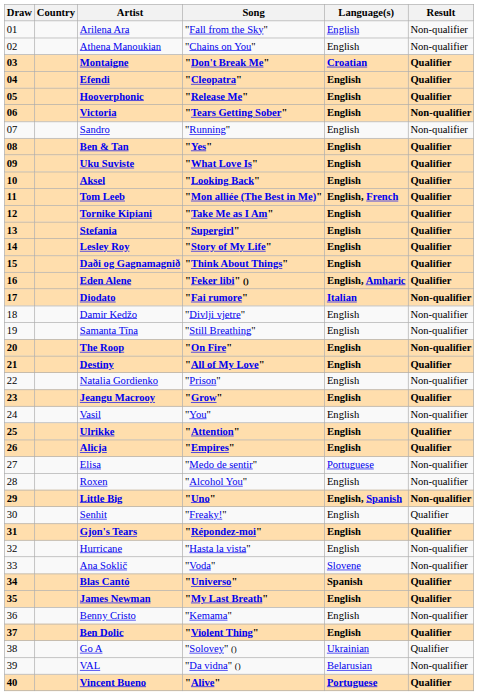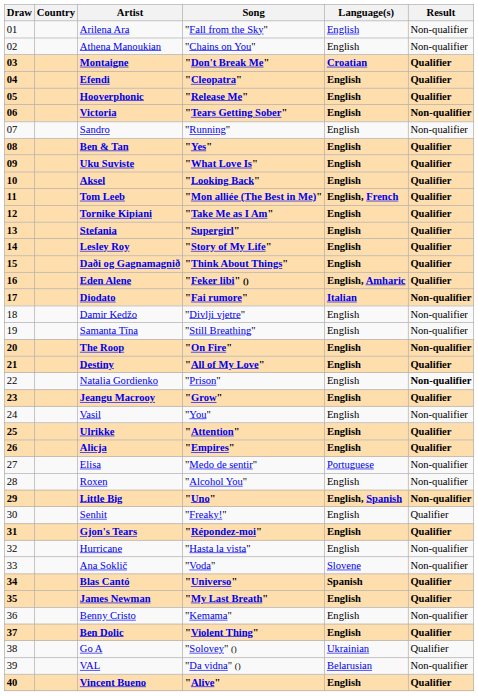(439, 381) normal -> (441, 381) bold
(352, 682) Portuguese -> (344, 682) English
